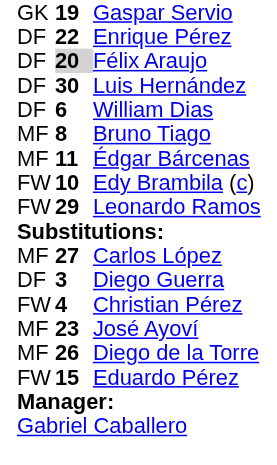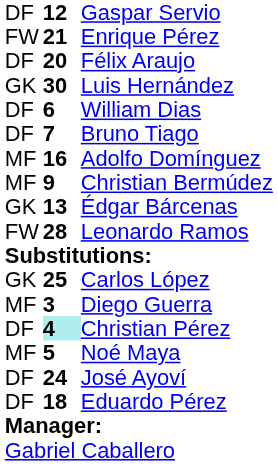(33, 12) GK -> (19, 12) DF
(67, 12) 19 -> (55, 12) 12
(32, 36) DF -> (22, 36) FW
(67, 36) 22 -> (55, 36) 21
(67, 61) lightgrey background -> (55, 61) no background
(32, 85) DF -> (21, 85) GK
(33, 134) MF -> (19, 134) DF
(61, 134) 8 -> (49, 134) 7
+ row: (171, 158)
+ row: (177, 182)
(33, 158) MF -> (21, 207) GK
(66, 158) 11 -> (55, 207) 13
- row: (174, 182)
(67, 207) 29 -> (55, 231) 28
(33, 255) MF -> (21, 280) GK
(67, 255) 27 -> (55, 280) 25
(32, 280) DF -> (21, 304) MF
(34, 304) FW -> (19, 328) DF
(61, 304) no background -> (49, 328) paleturquoise background
+ row: (131, 353)
(33, 328) MF -> (19, 377) DF
(67, 328) 23 -> (55, 377) 24
- row: (176, 353)
(34, 377) FW -> (19, 401) DF
(67, 377) 15 -> (55, 401) 18
